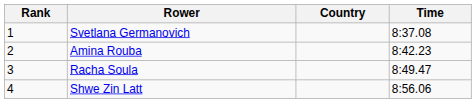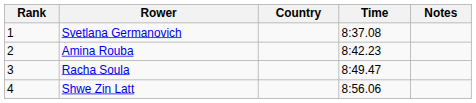+ column: (441, 13)
